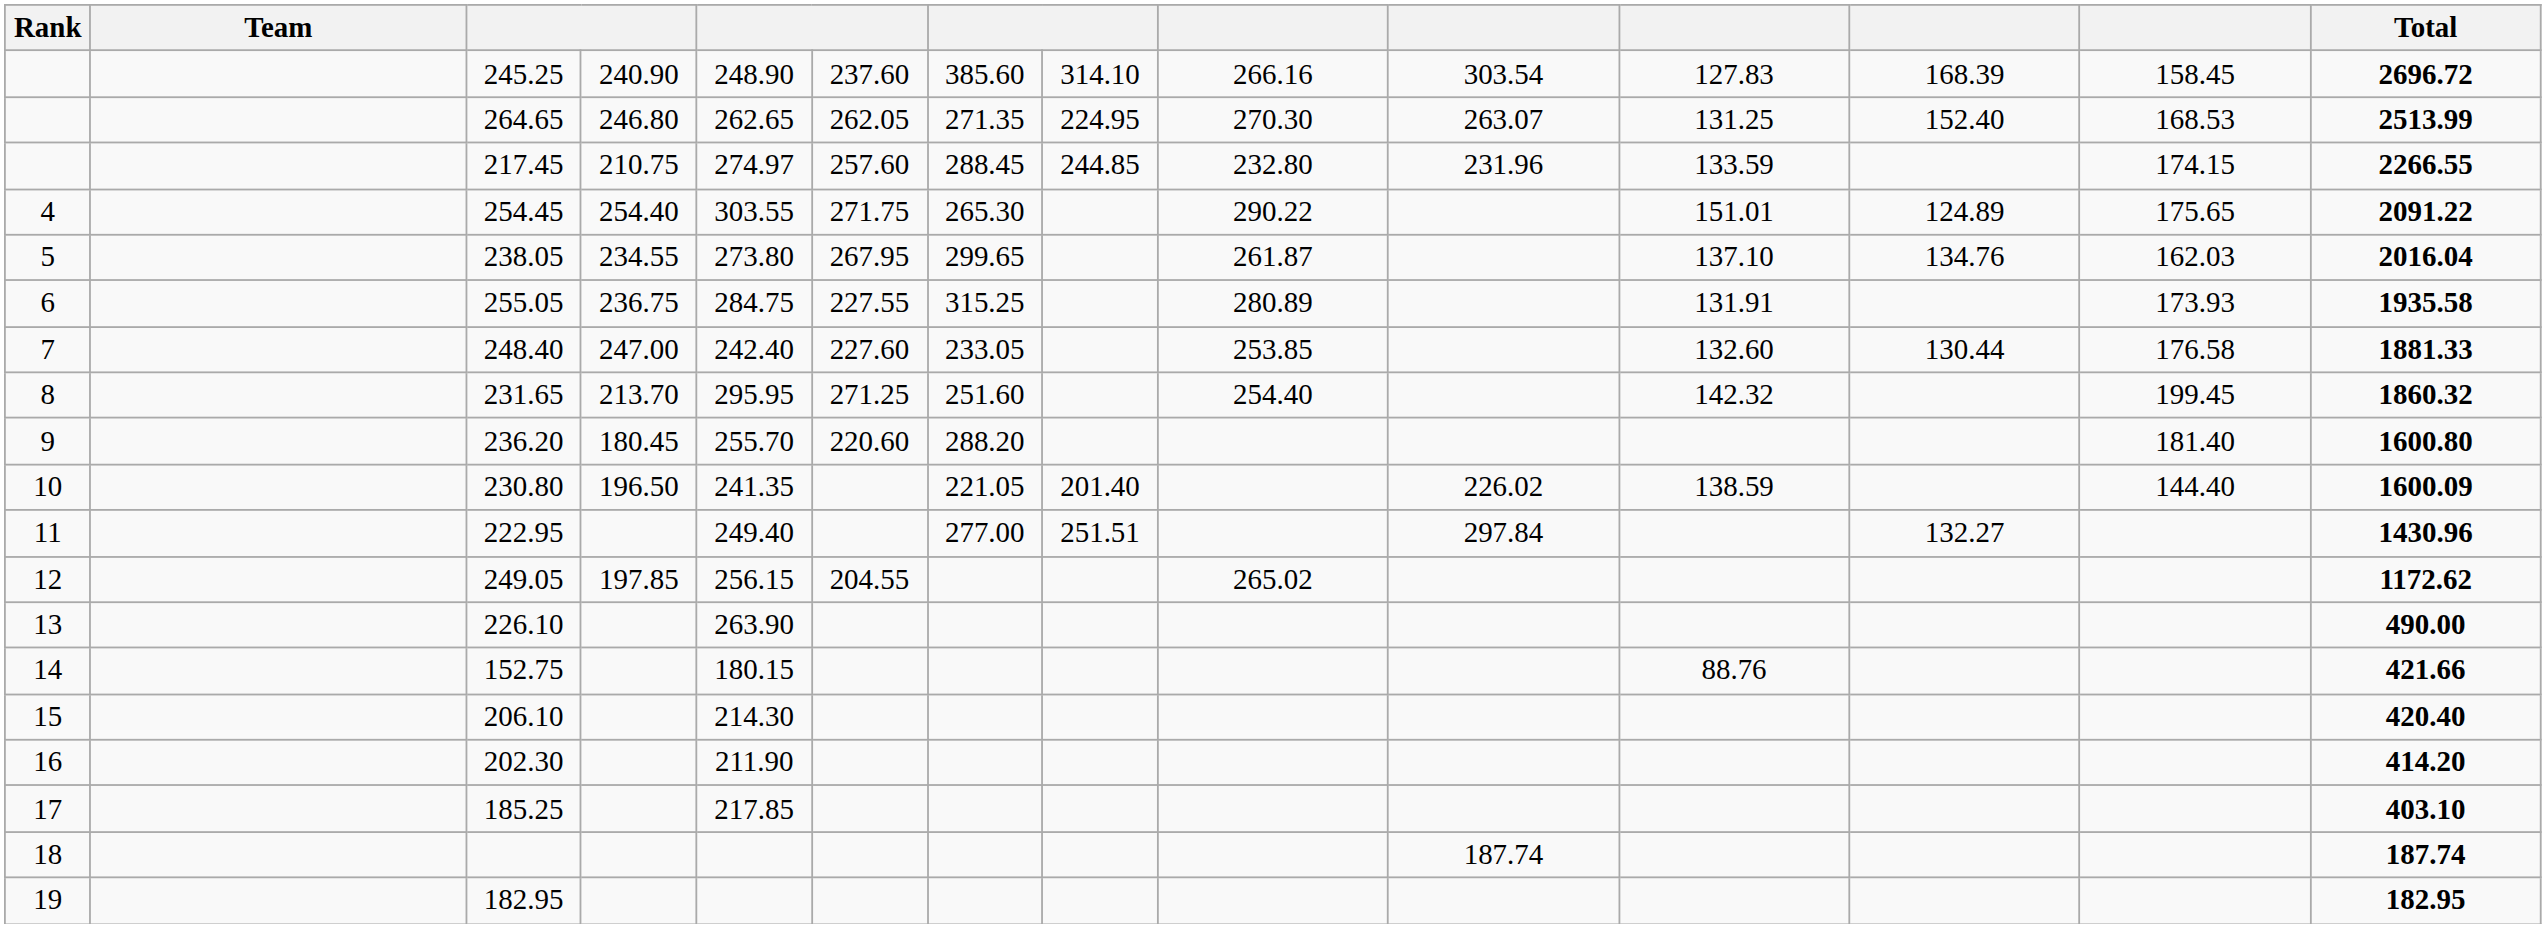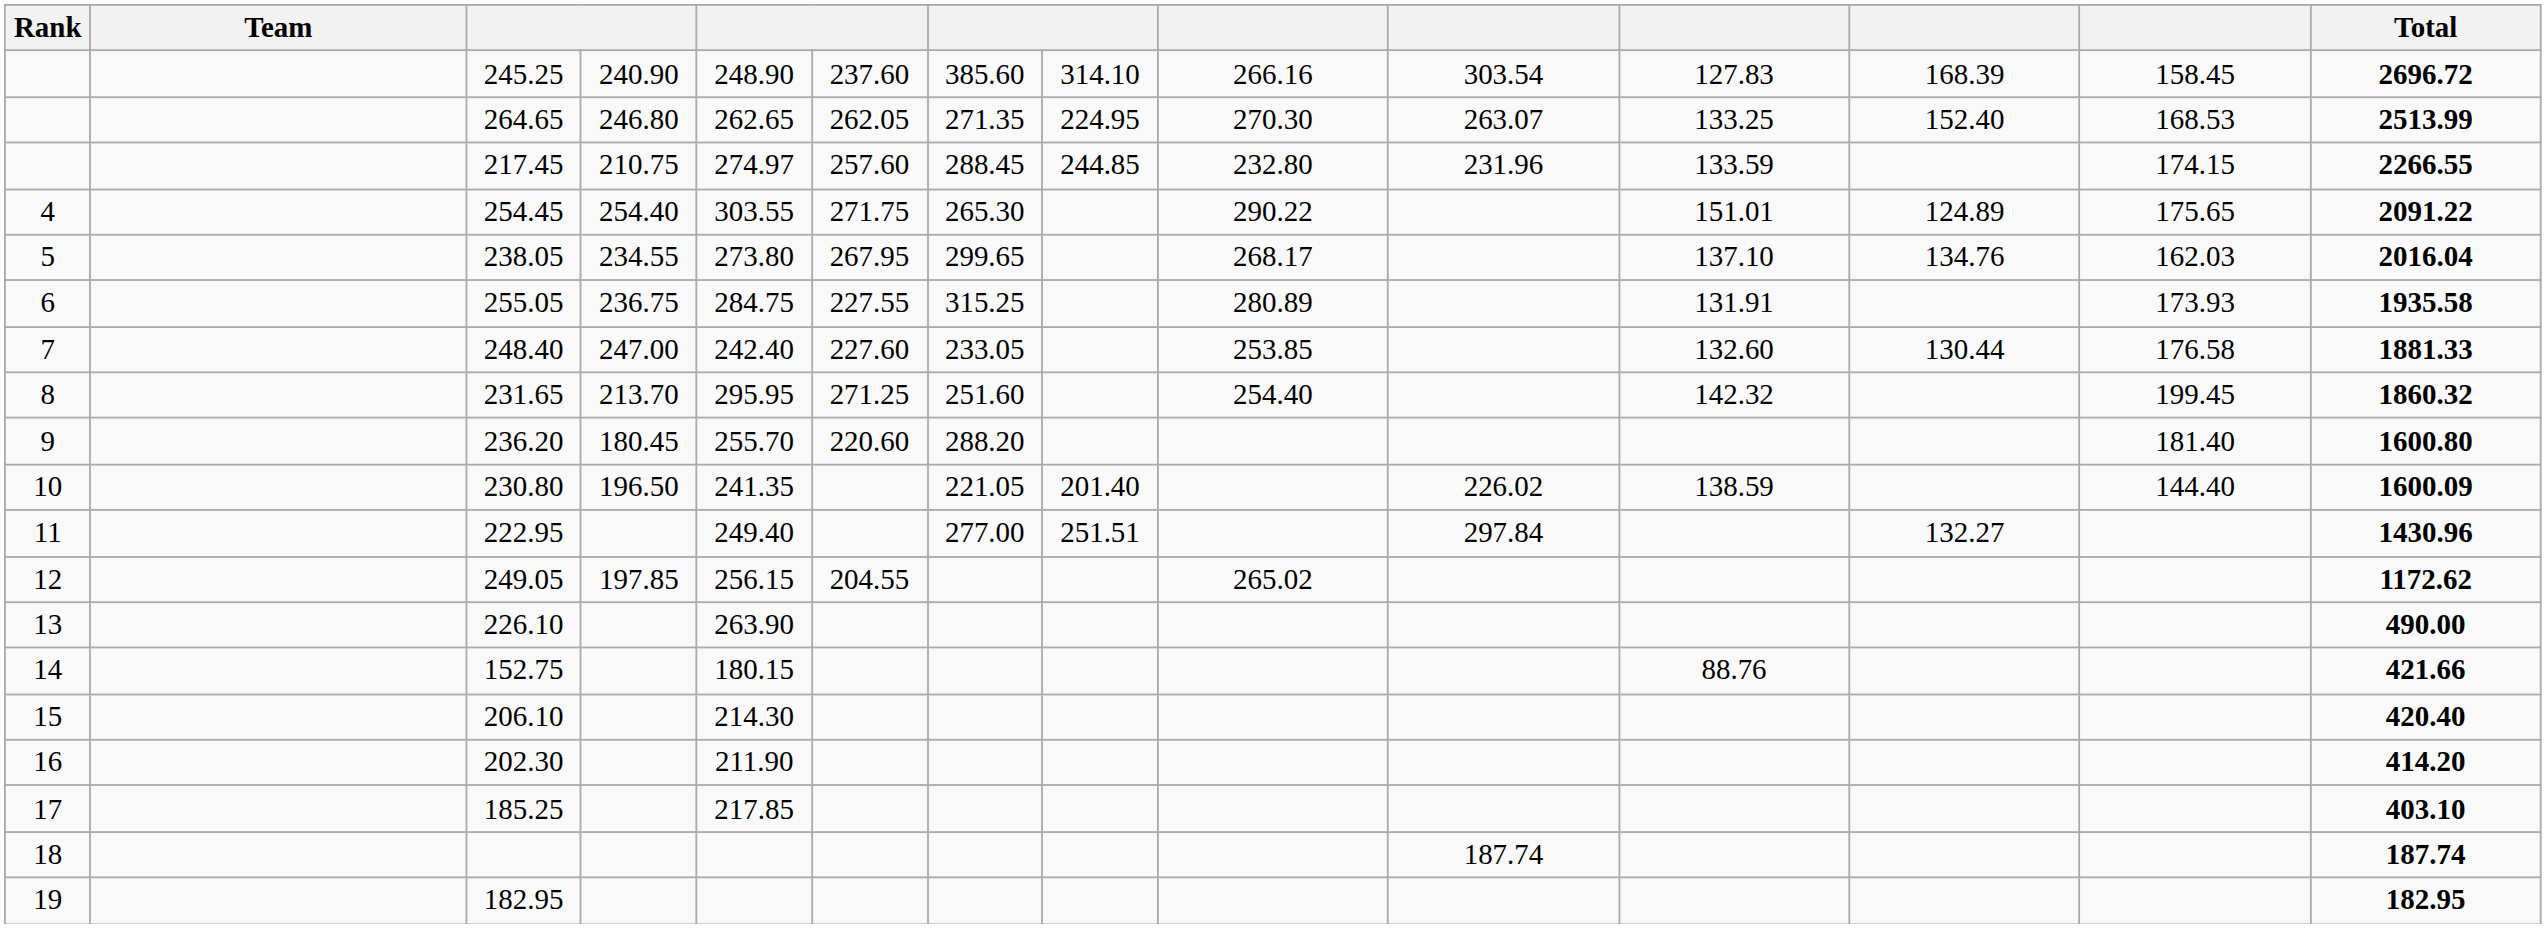(1734, 119) 131.25 -> (1734, 119) 133.25
(1273, 257) 261.87 -> (1273, 257) 268.17
